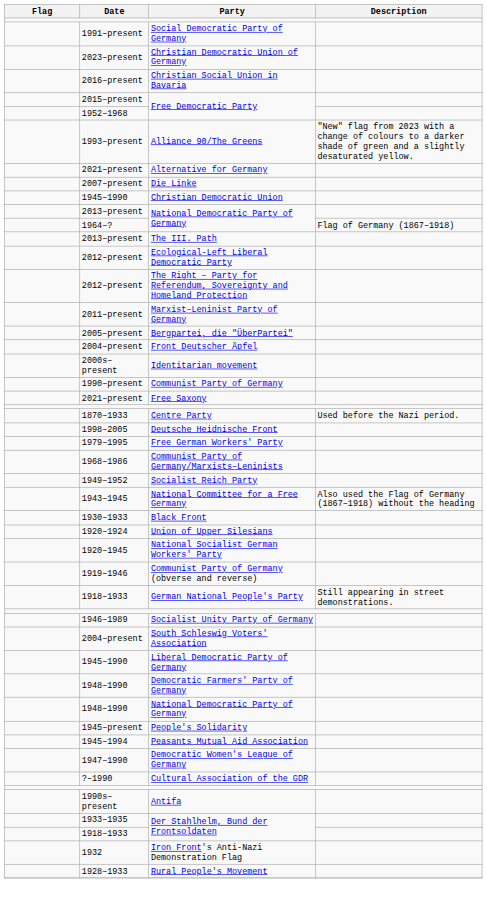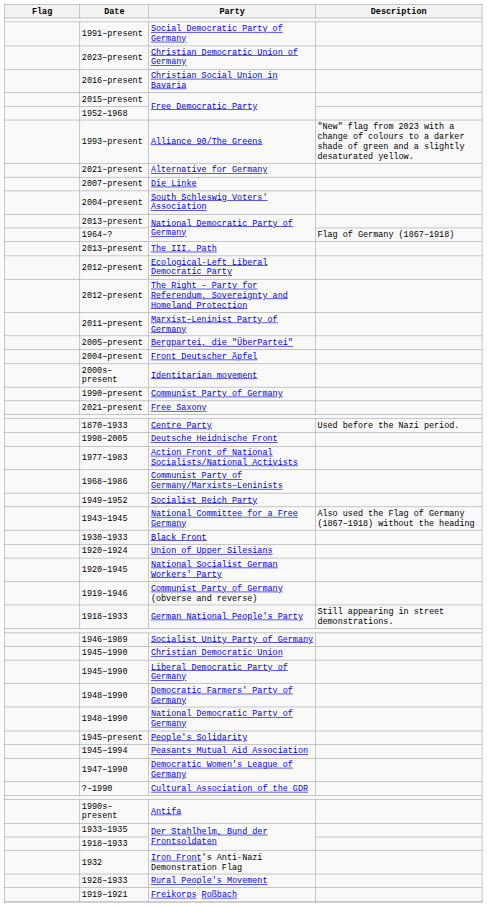rows swapped: (112, 639) <-> (105, 198)
- row: (105, 443)
+ row: (105, 458)
+ row: (105, 895)
